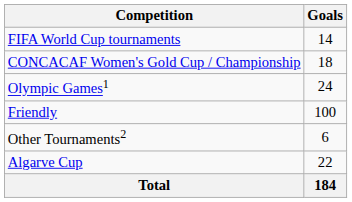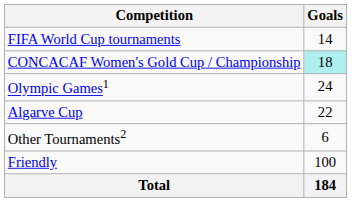(325, 62) no background -> (325, 62) paleturquoise background
rows swapped: (45, 162) <-> (32, 112)
